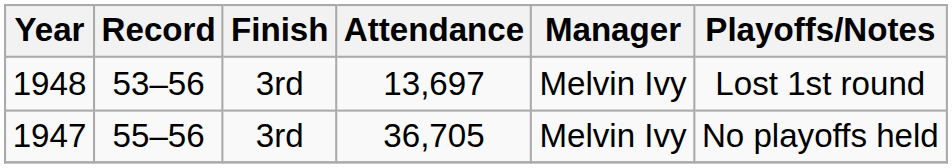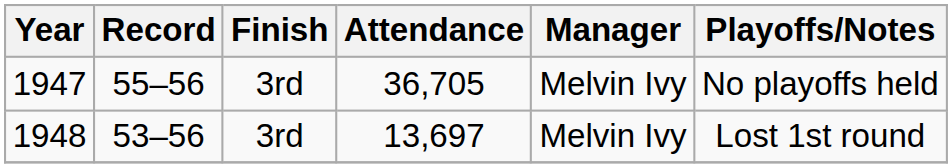rows swapped: (50, 135) <-> (50, 83)
